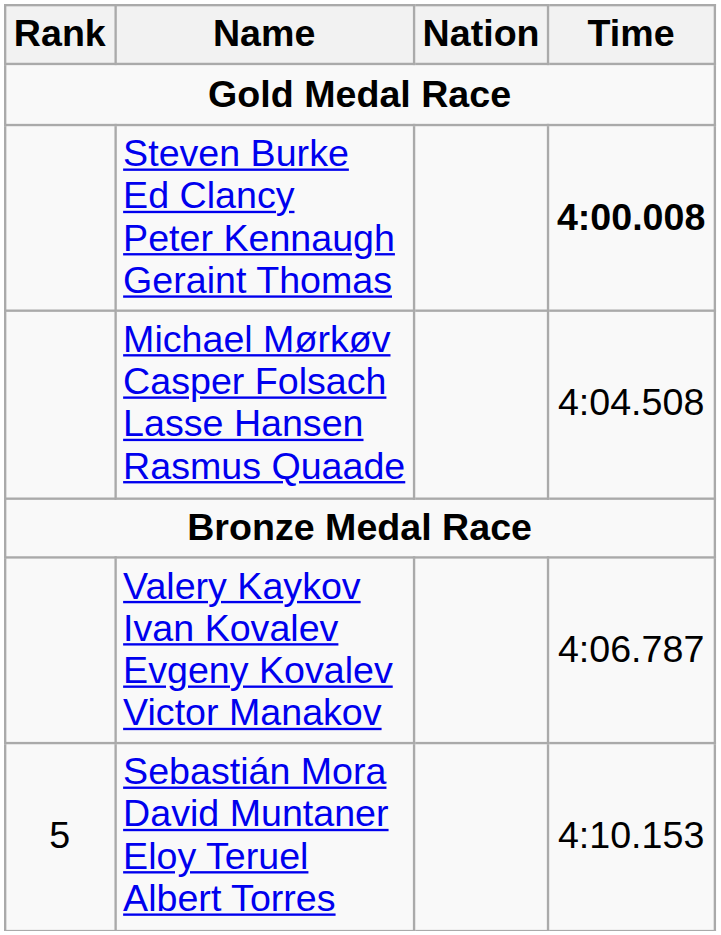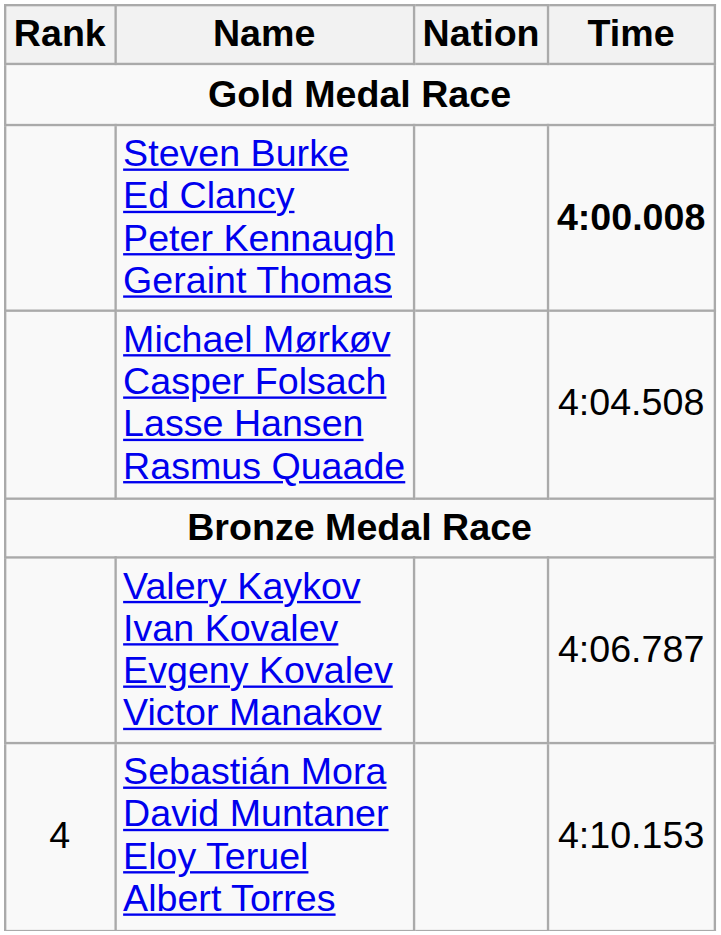(60, 836) 5 -> (60, 836) 4
